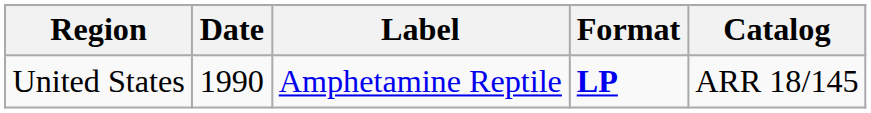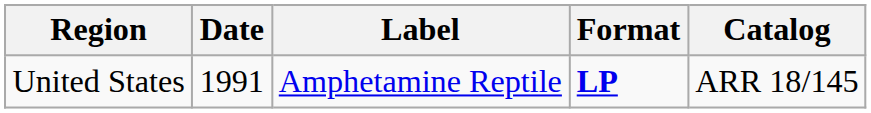(232, 81) 1990 -> (232, 81) 1991
